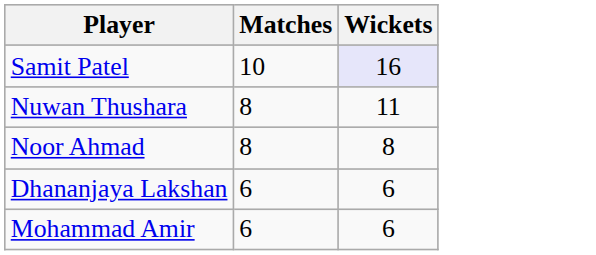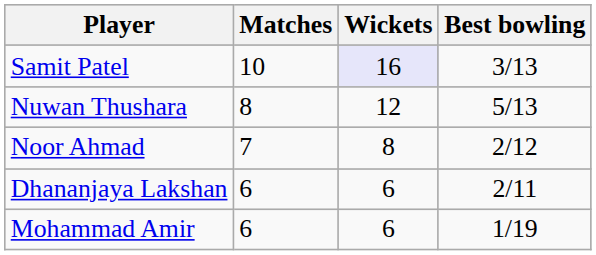+ column: (515, 24)
(388, 106) 11 -> (388, 106) 12
(246, 147) 8 -> (246, 147) 7
